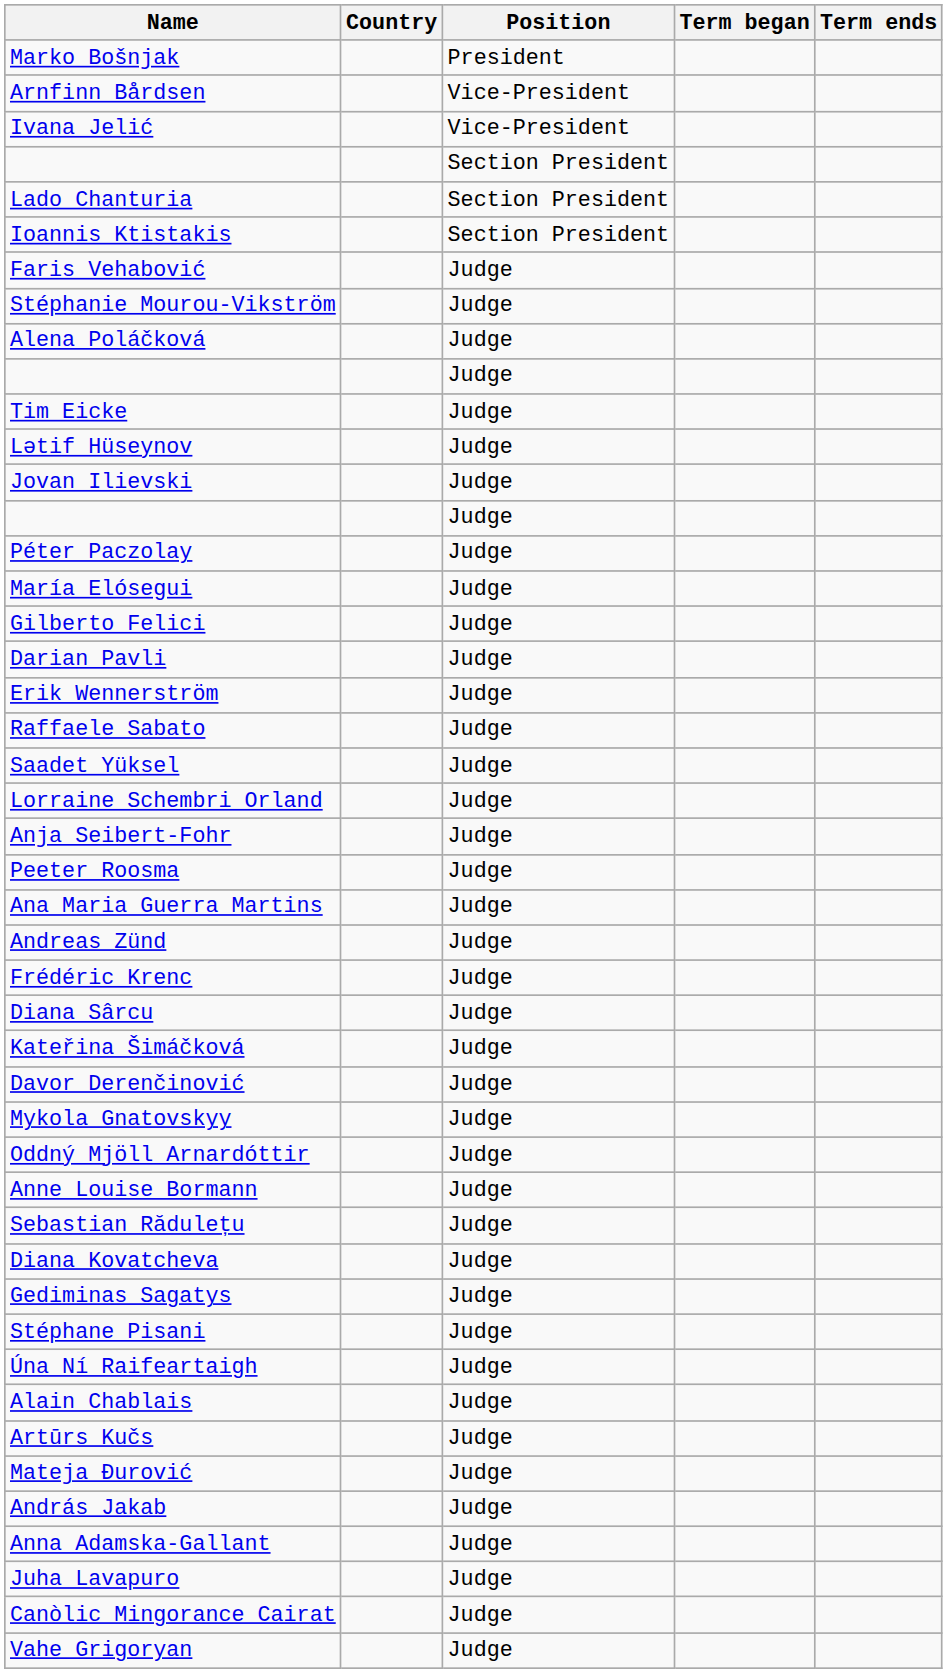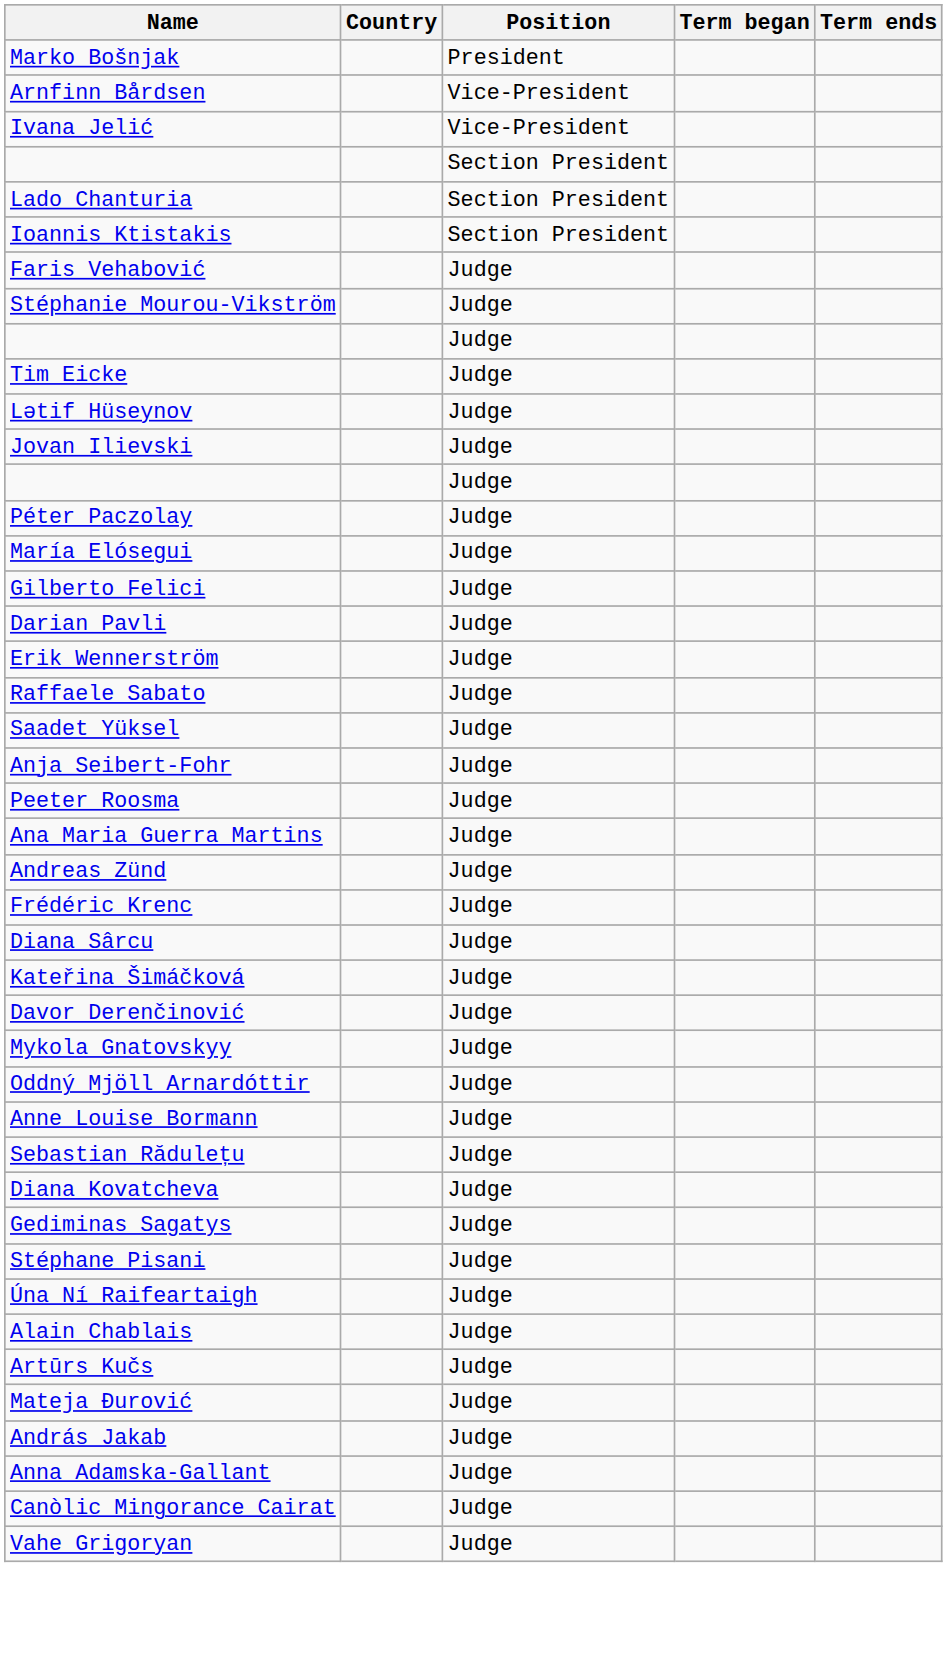- row: (108, 341)
- row: (166, 801)
- row: (95, 1579)
